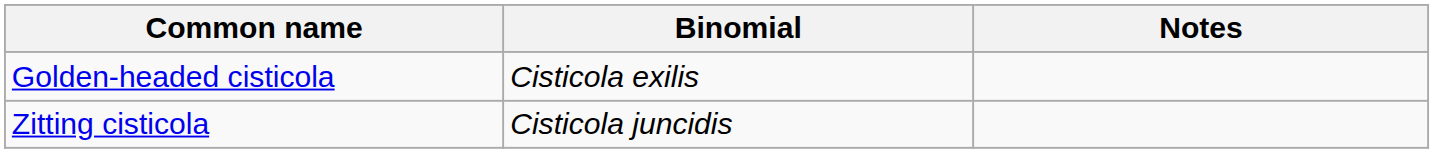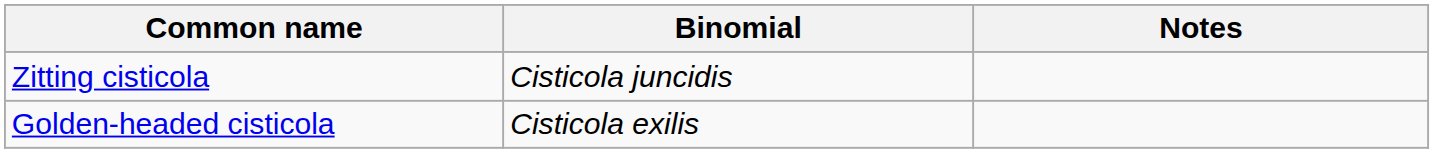rows swapped: (110, 123) <-> (173, 76)
